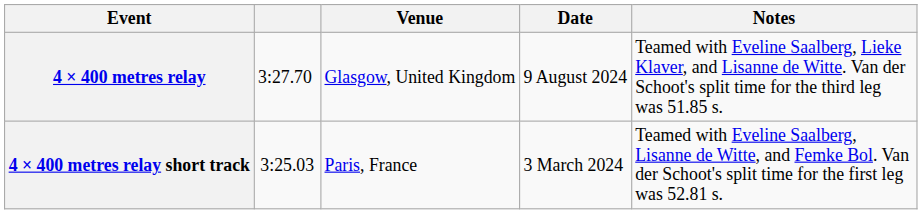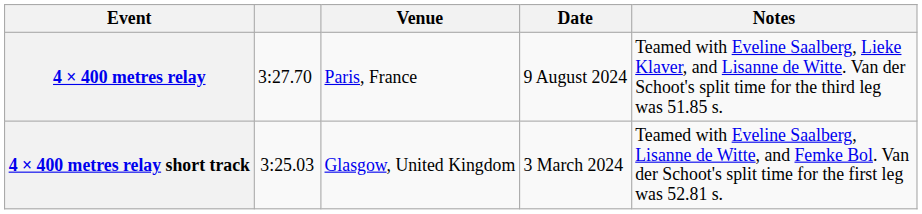(420, 76) Glasgow, United Kingdom -> (371, 76) Paris, France
(371, 164) Paris, France -> (420, 164) Glasgow, United Kingdom
